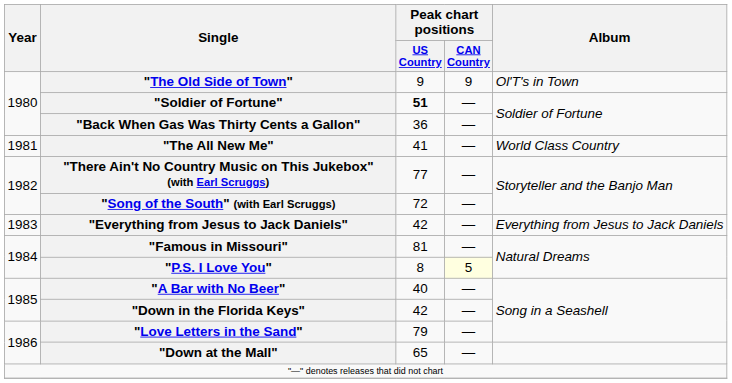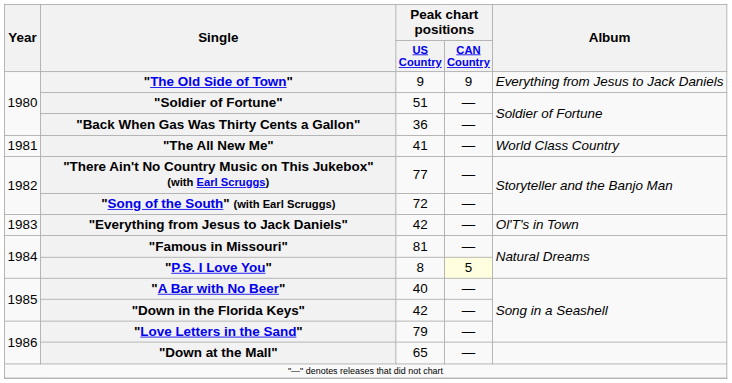(537, 82) Ol'T's in Town -> (610, 82) Everything from Jesus to Jack Daniels
(420, 103) bold -> (420, 103) normal
(610, 225) Everything from Jesus to Jack Daniels -> (537, 225) Ol'T's in Town
